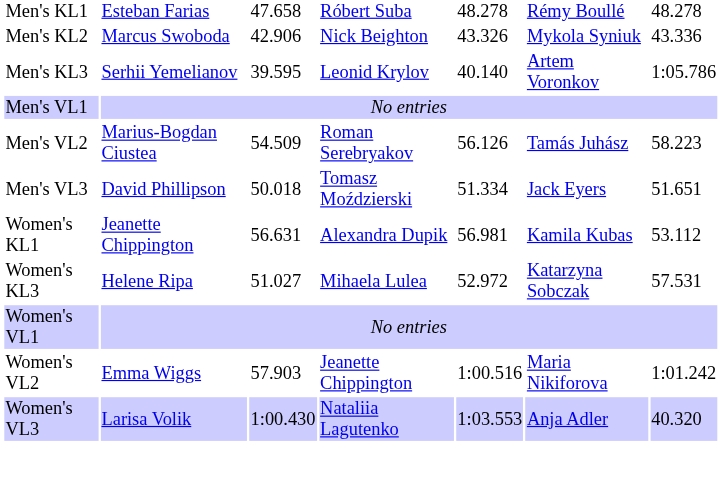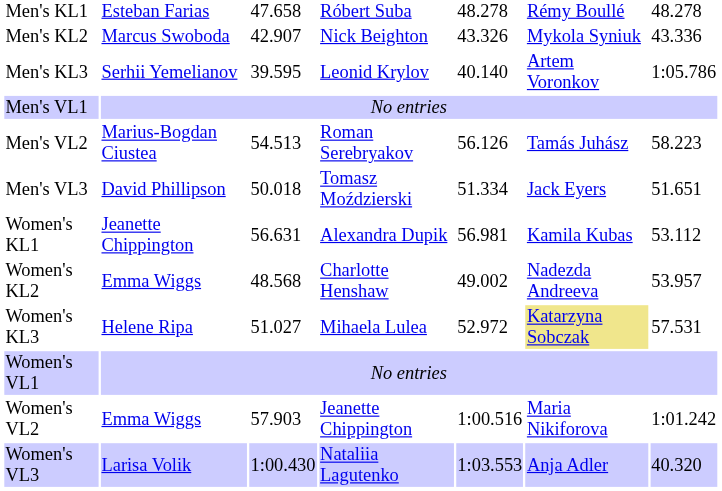(276, 36) 42.906 -> (276, 36) 42.907
(276, 142) 54.509 -> (276, 142) 54.513
+ row: (39, 280)
(565, 280) no background -> (565, 326) khaki background
